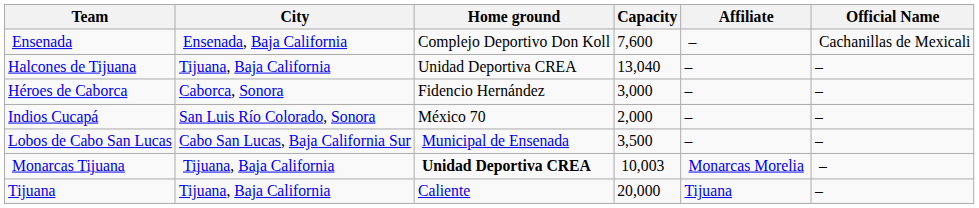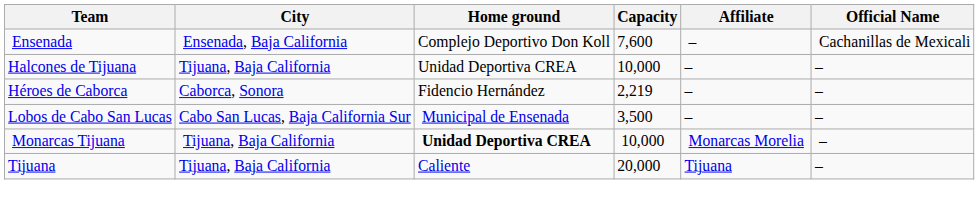(639, 66) 13,040 -> (639, 66) 10,000
(635, 91) 3,000 -> (635, 91) 2,219
- row: (53, 116)
(641, 166) 10,003 -> (641, 141) 10,000
